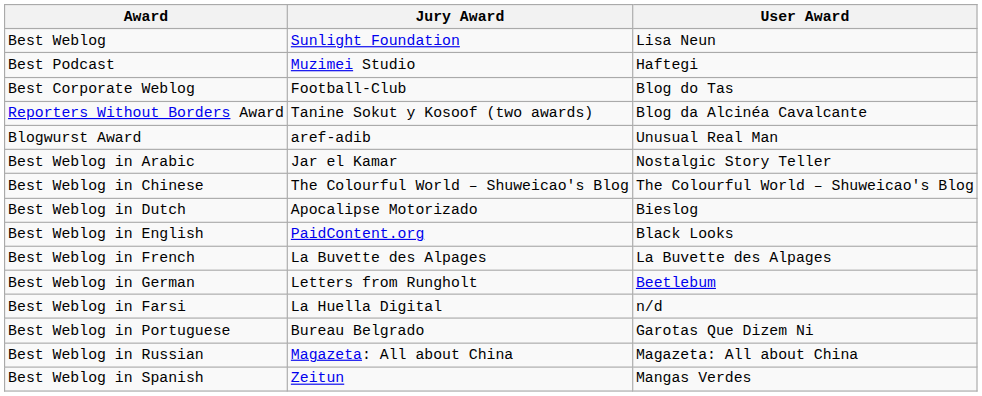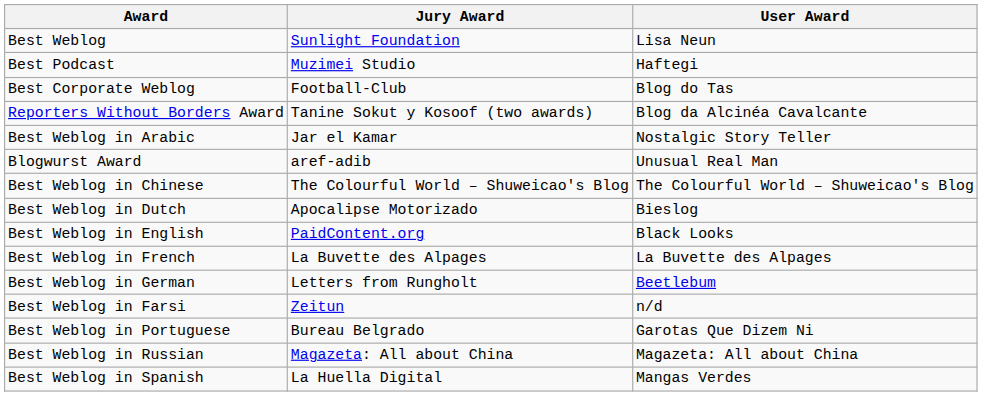rows swapped: (75, 137) <-> (101, 162)
(366, 306) La Huella Digital -> (318, 306) Zeitun
(318, 379) Zeitun -> (366, 379) La Huella Digital
